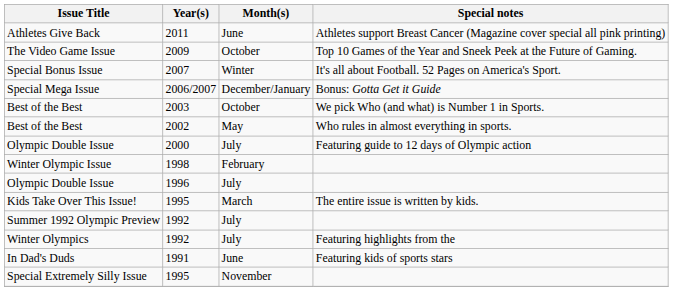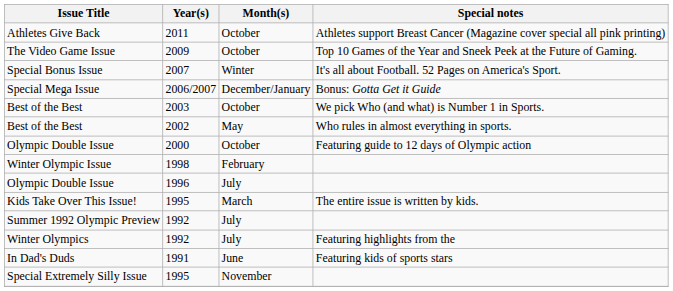(232, 32) June -> (241, 32) October
(231, 145) July -> (241, 145) October
